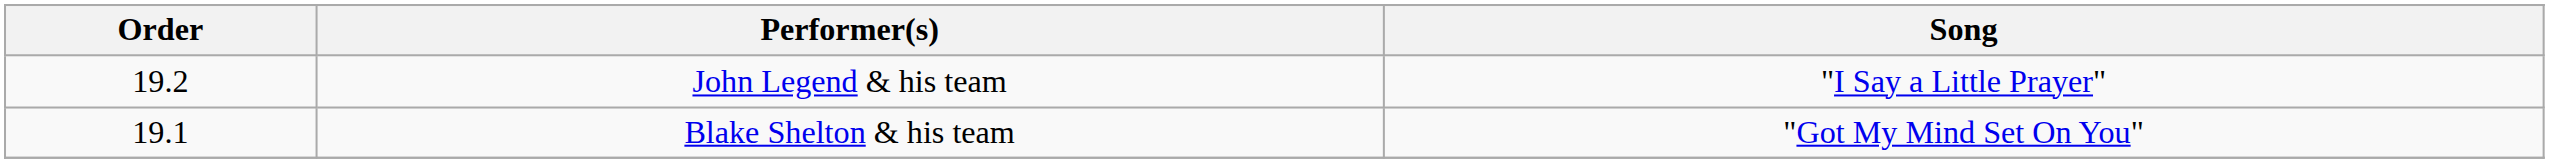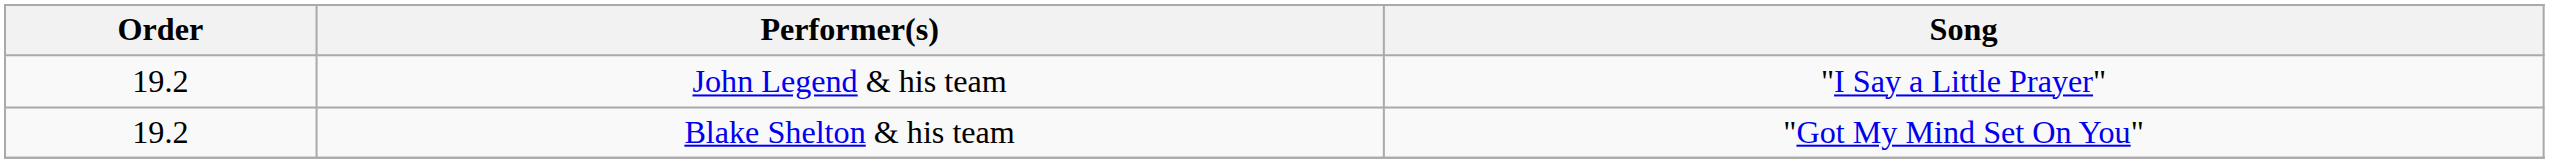(160, 132) 19.1 -> (160, 132) 19.2
